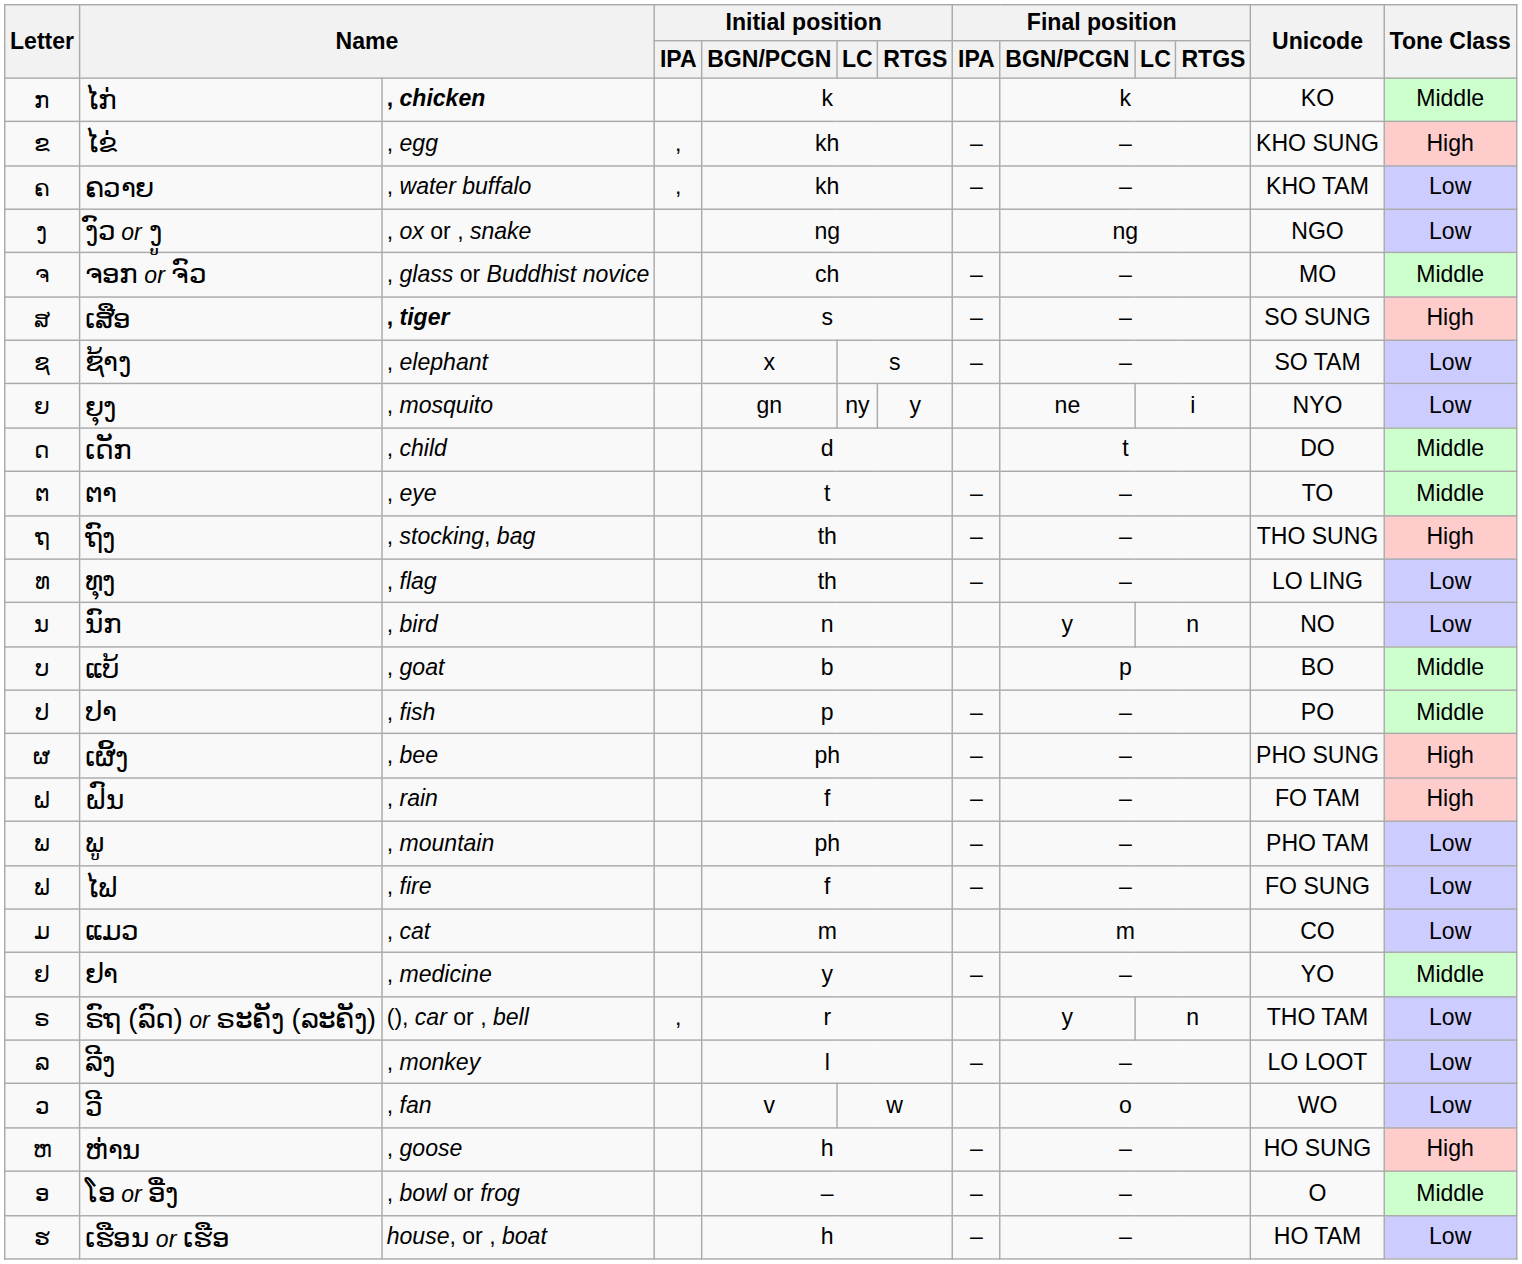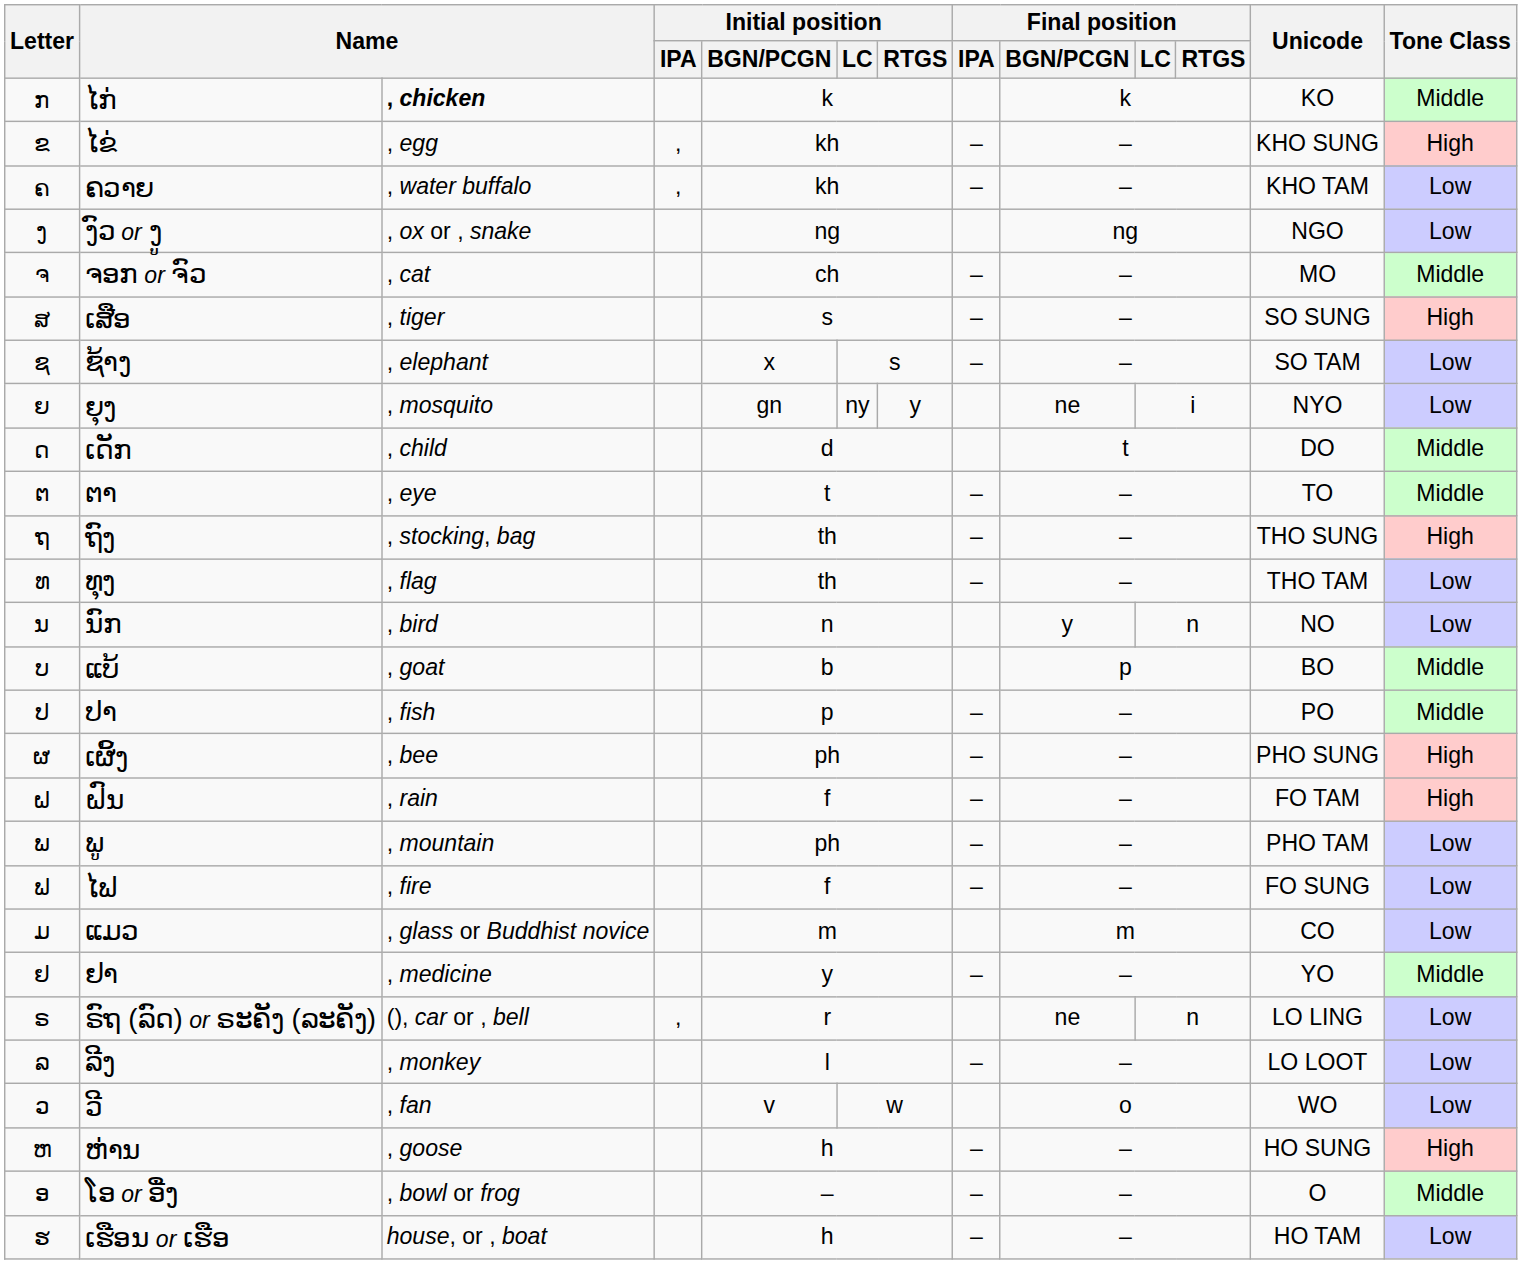(518, 274) , glass or Buddhist novice -> (408, 274) , cat
(418, 318) bold -> (416, 318) normal
(1317, 580) LO LING -> (1317, 580) THO TAM
(408, 930) , cat -> (518, 930) , glass or Buddhist novice
(1067, 1017) y -> (1067, 1017) ne
(1317, 1017) THO TAM -> (1317, 1017) LO LING
